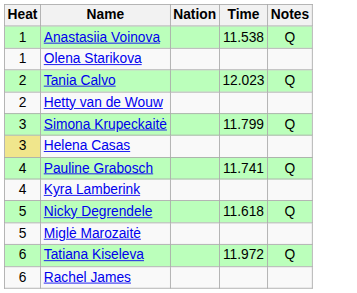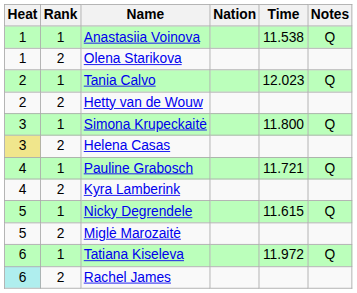+ column: (61, 15)
(243, 124) 11.799 -> (283, 124) 11.800
(243, 168) 11.741 -> (283, 168) 11.721
(243, 211) 11.618 -> (283, 211) 11.615
(23, 277) no background -> (23, 277) paleturquoise background
